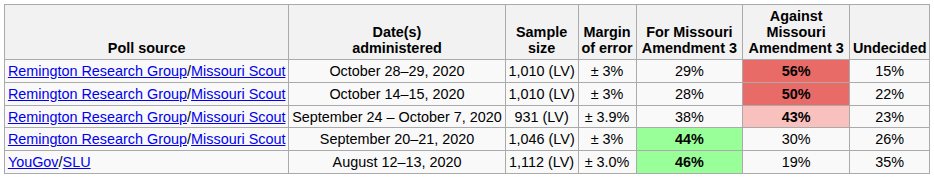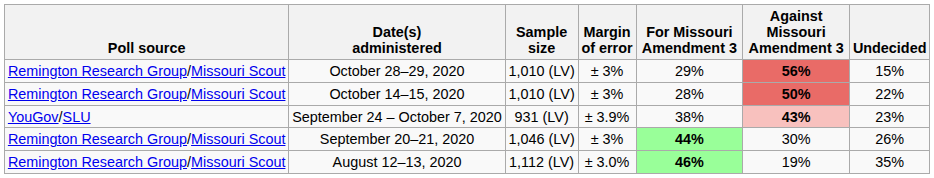(147, 117) Remington Research Group/Missouri Scout -> (49, 117) YouGov/SLU
(49, 162) YouGov/SLU -> (147, 162) Remington Research Group/Missouri Scout
